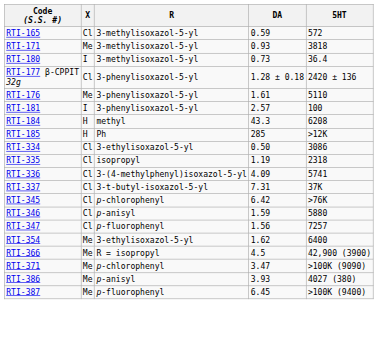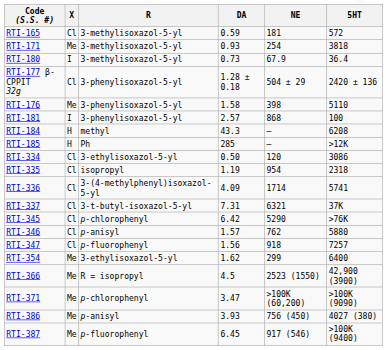+ column: (296, 16)
(260, 95) 1.61 -> (230, 104) 1.58
(260, 213) 1.59 -> (230, 232) 1.57
